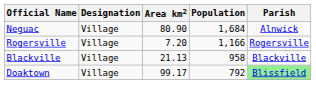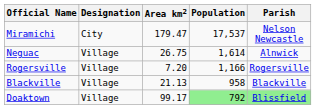+ row: (31, 34)
(173, 29) 80.90 -> (173, 54) 26.75
(232, 29) 1,684 -> (232, 54) 1,614
(237, 72) no background -> (237, 97) lightgreen background
